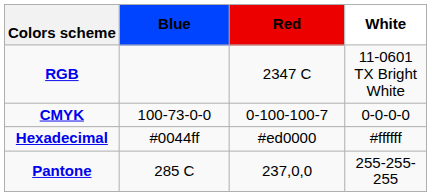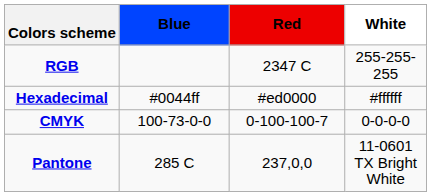(386, 74) 11-0601 TX Bright White -> (386, 65) 255-255-255
rows swapped: (62, 138) <-> (62, 114)
(386, 171) 255-255-255 -> (386, 162) 11-0601 TX Bright White
